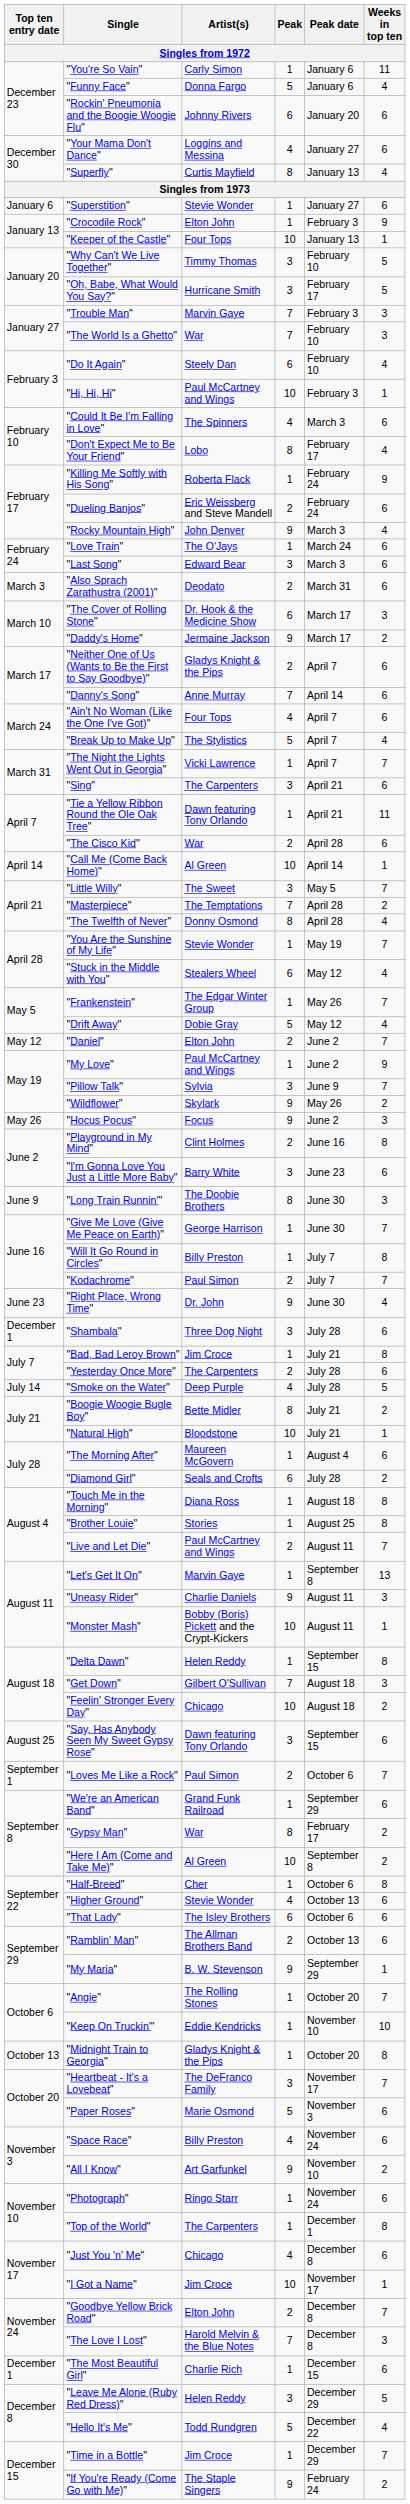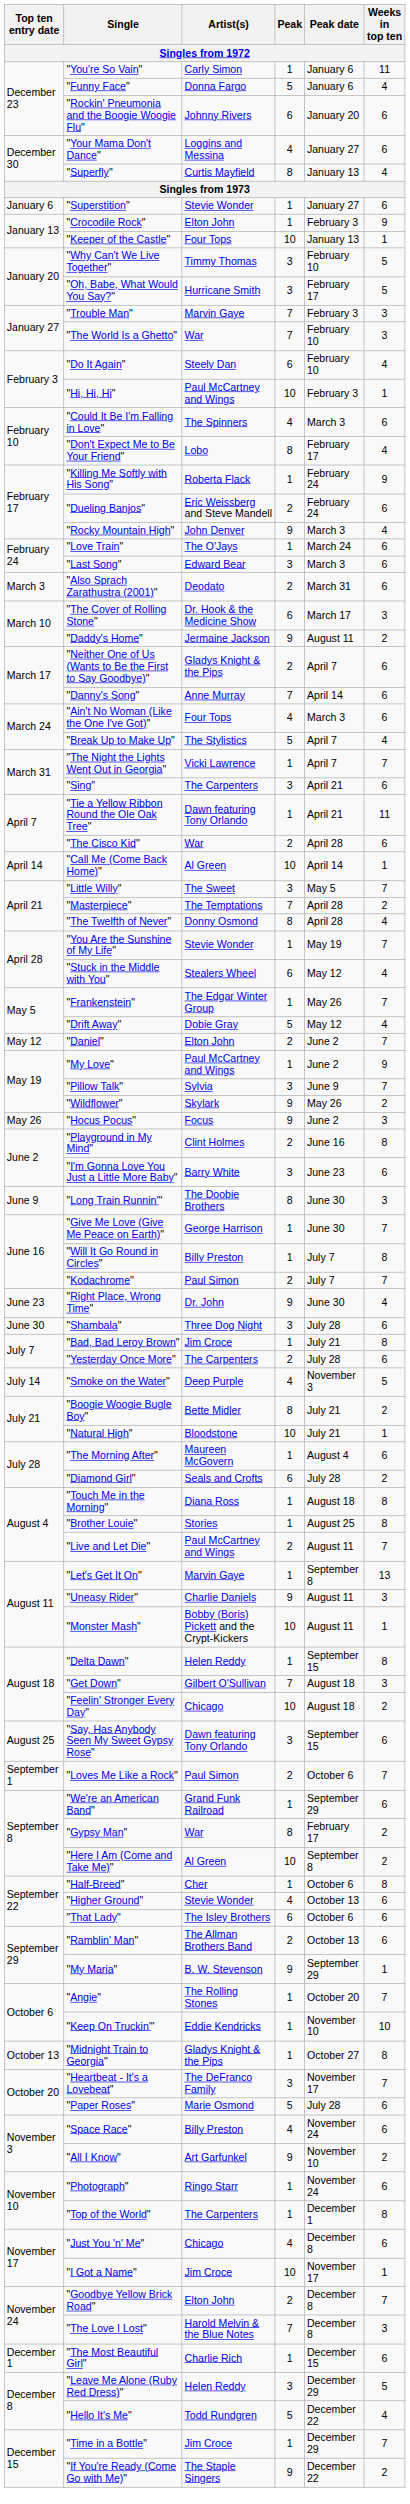(329, 638) March 17 -> (330, 638) August 11
(322, 718) April 7 -> (326, 718) March 3
(31, 1331) December 1 -> (26, 1326) June 30
(324, 1388) July 28 -> (331, 1382) November 3
(333, 2055) October 20 -> (333, 2055) October 27
(331, 2112) November 3 -> (324, 2106) July 28
(328, 2484) February 24 -> (331, 2472) December 22
